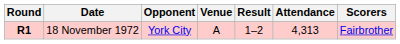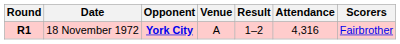(170, 30) normal -> (170, 30) bold
(305, 30) 4,313 -> (305, 30) 4,316
